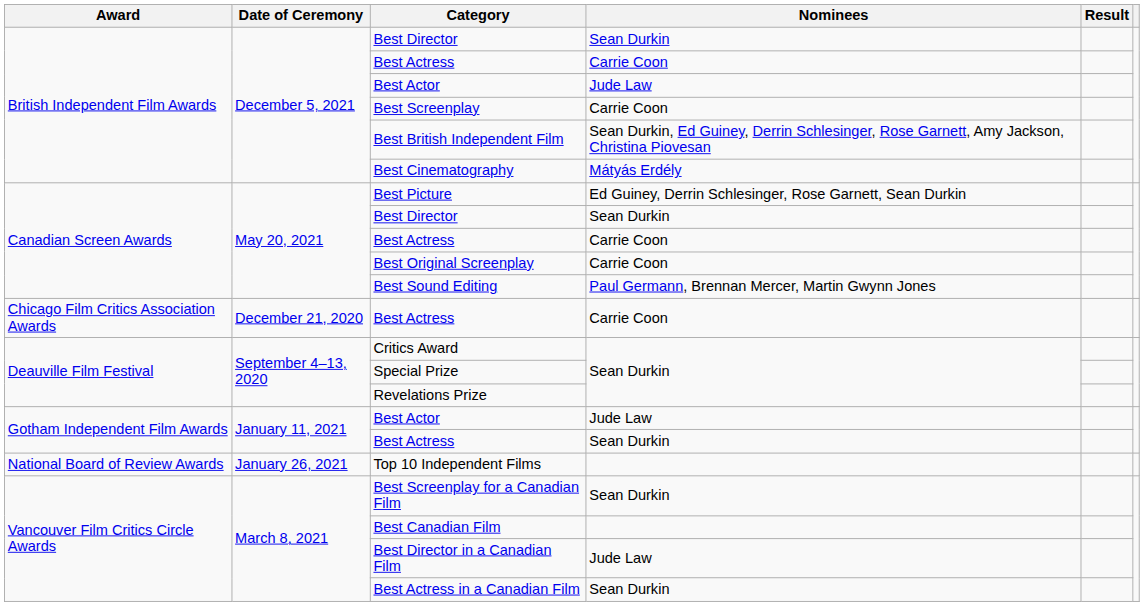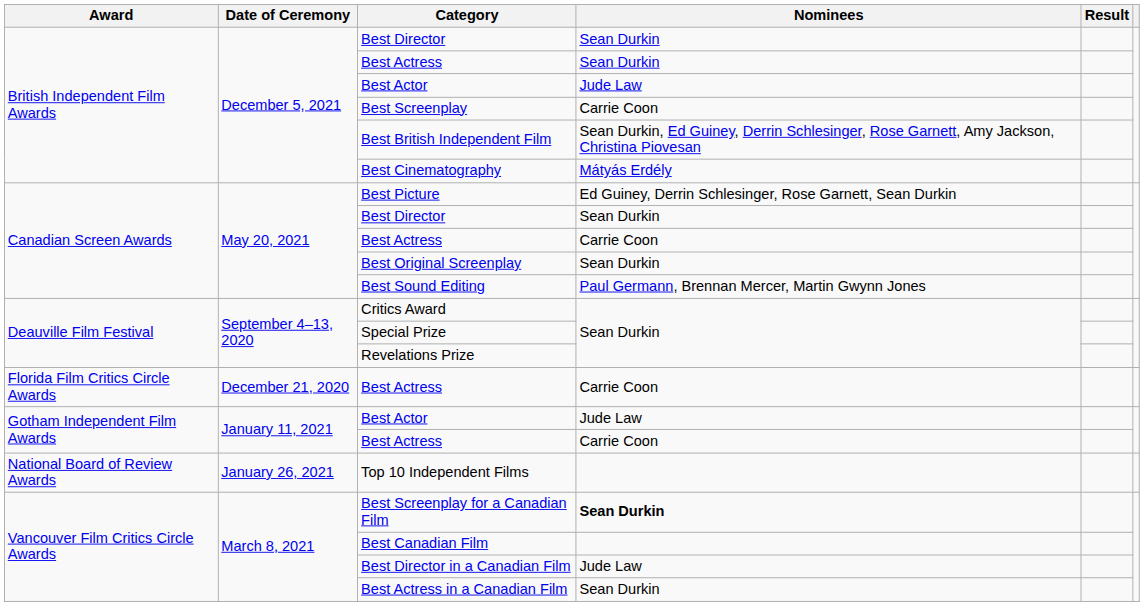(629, 62) Carrie Coon -> (620, 62) Sean Durkin
(629, 263) Carrie Coon -> (620, 263) Sean Durkin
- row: (111, 317)
+ row: (89, 386)
(629, 441) Sean Durkin -> (619, 441) Carrie Coon
(629, 495) normal -> (622, 512) bold
